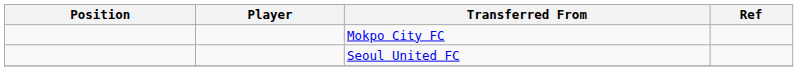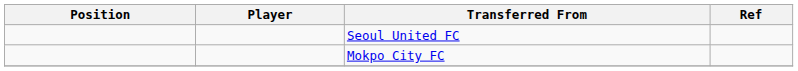rows swapped: (396, 35) <-> (403, 55)
